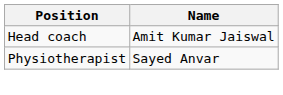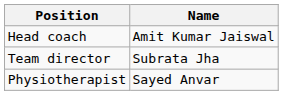+ row: (59, 58)
